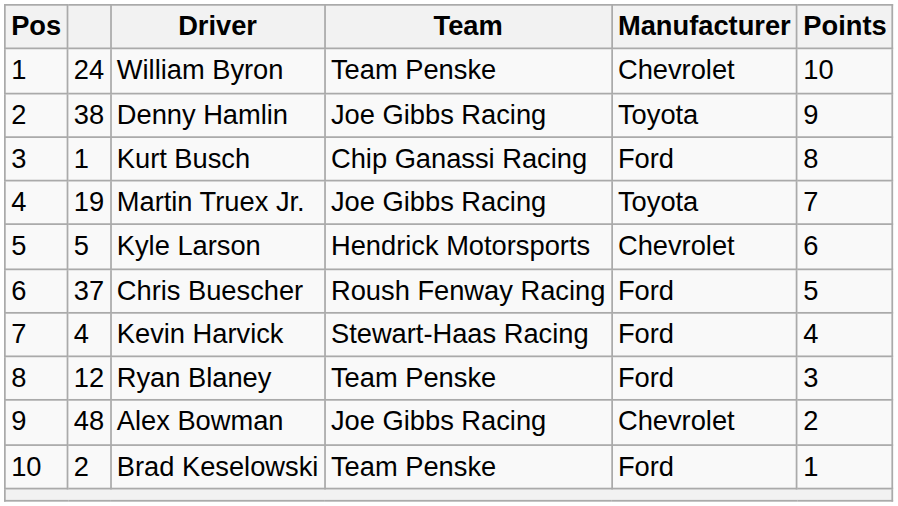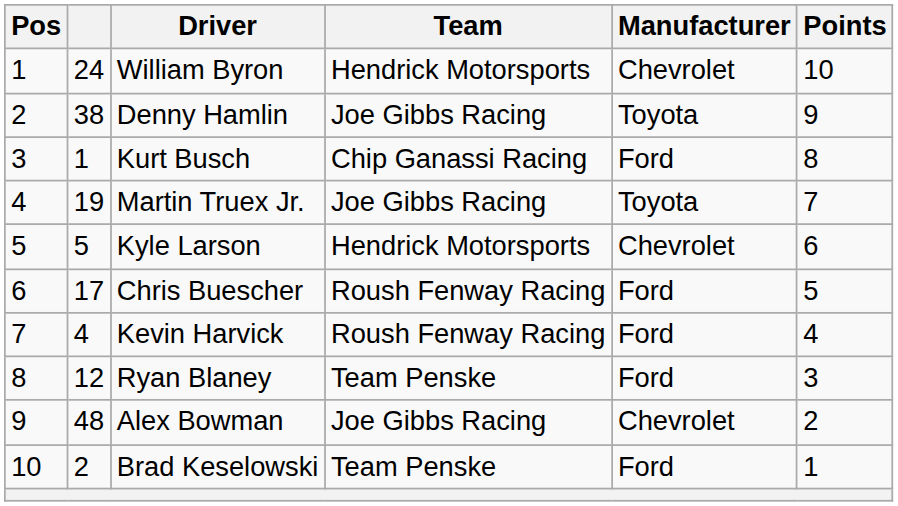(414, 70) Team Penske -> (461, 70) Hendrick Motorsports
(89, 289) 37 -> (89, 289) 17
(460, 333) Stewart-Haas Racing -> (468, 333) Roush Fenway Racing
